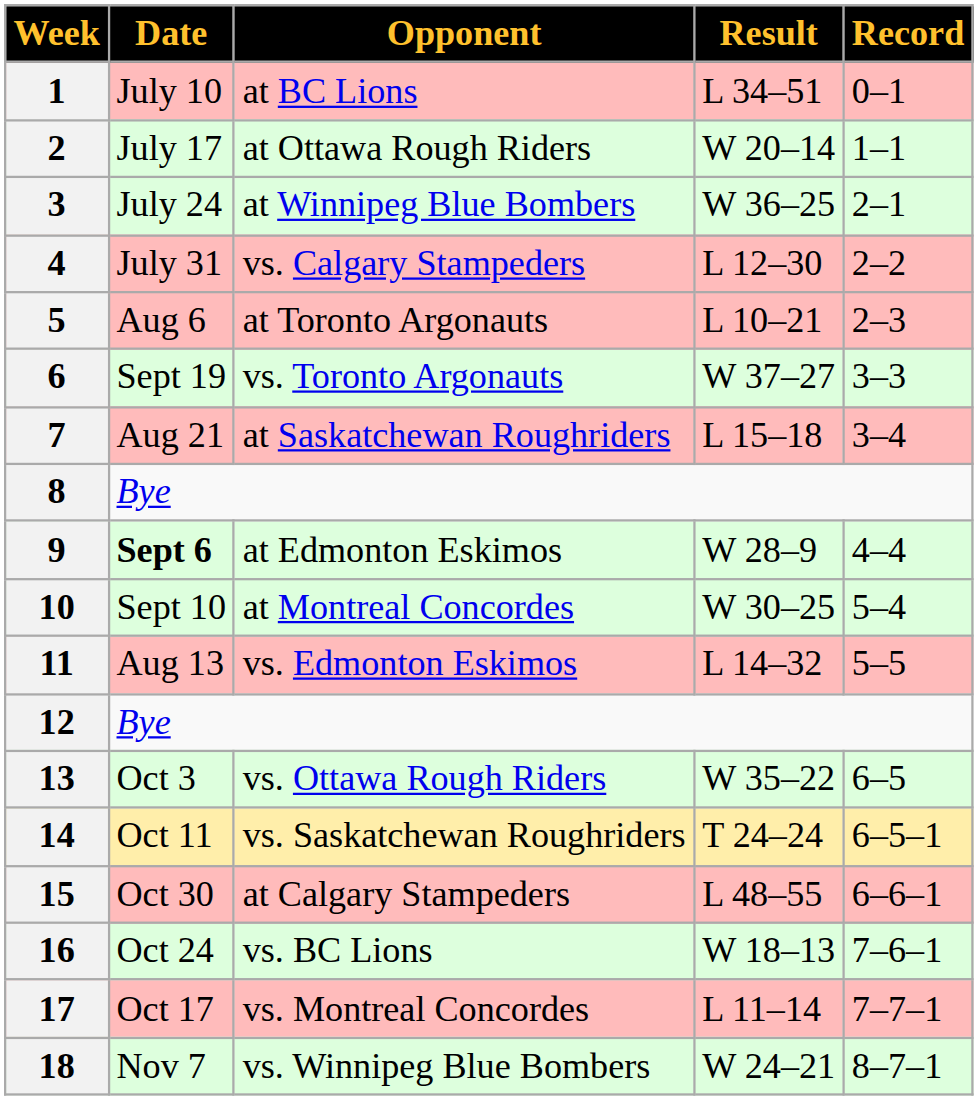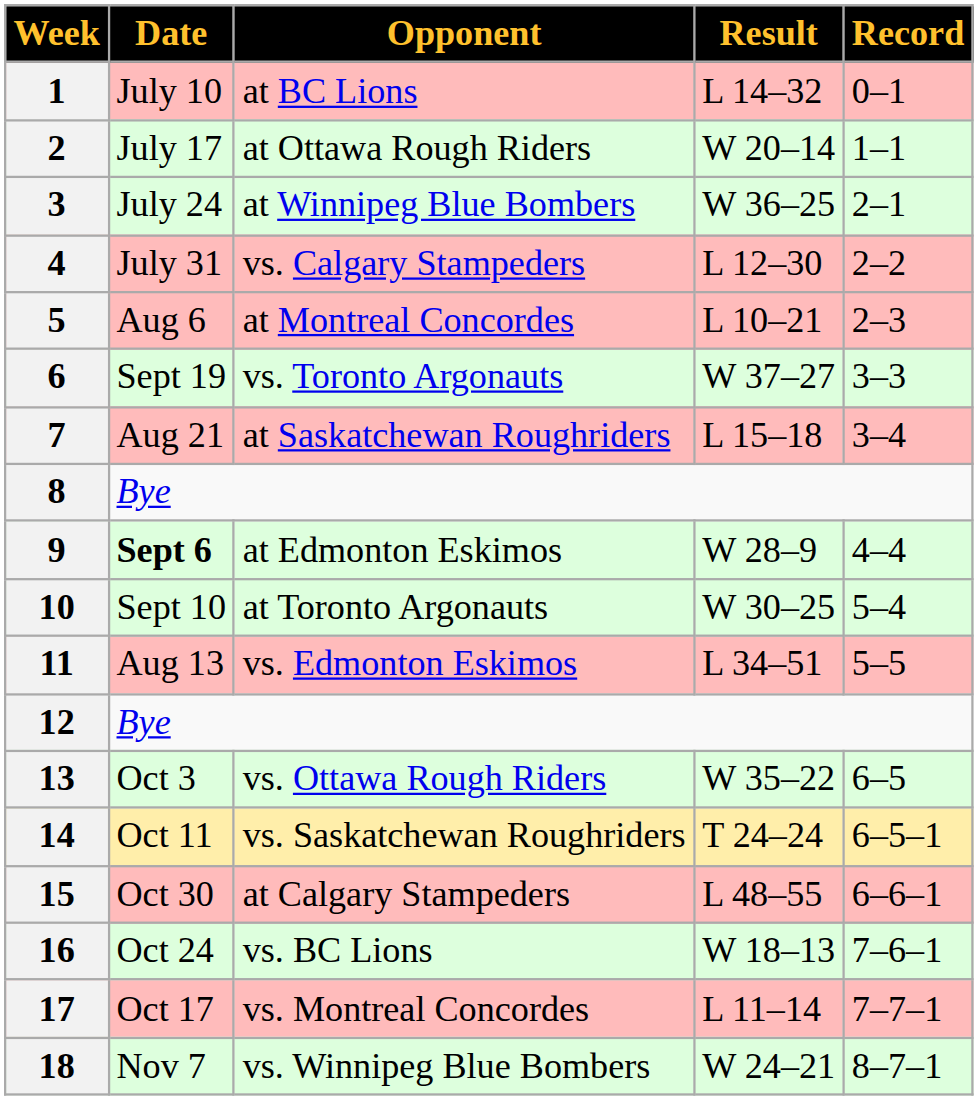(762, 90) L 34–51 -> (762, 90) L 14–32
(395, 319) at Toronto Argonauts -> (408, 319) at Montreal Concordes
(408, 606) at Montreal Concordes -> (395, 606) at Toronto Argonauts
(762, 663) L 14–32 -> (762, 663) L 34–51
